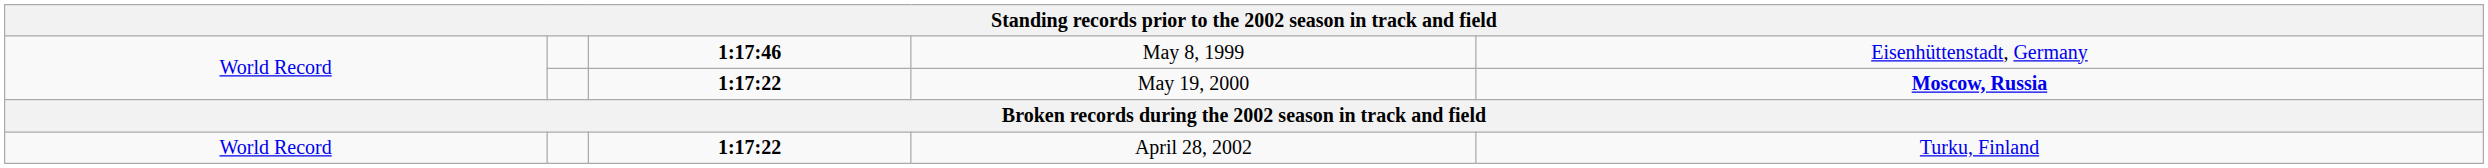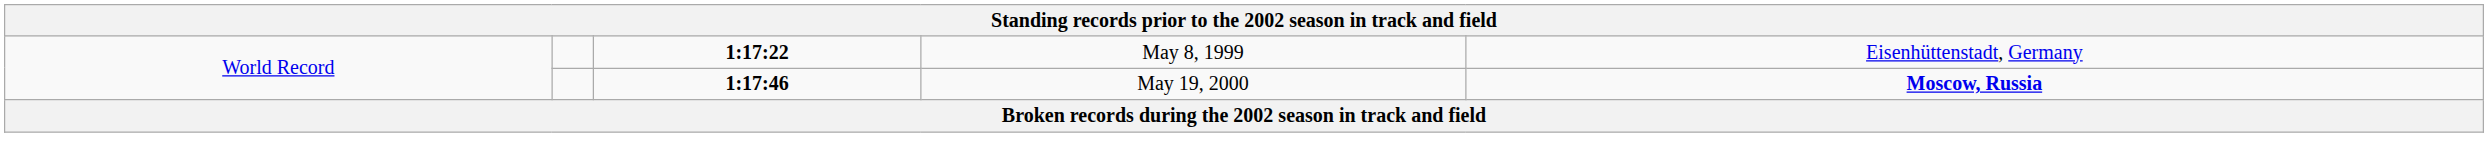(750, 52) 1:17:46 -> (757, 52) 1:17:22
(750, 83) 1:17:22 -> (757, 83) 1:17:46
- row: (1194, 147)
